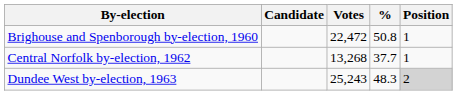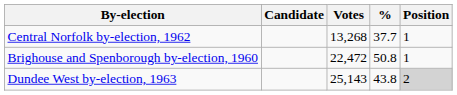rows swapped: (133, 36) <-> (99, 57)
(349, 79) 25,243 -> (349, 79) 25,143
(385, 79) 48.3 -> (385, 79) 43.8
